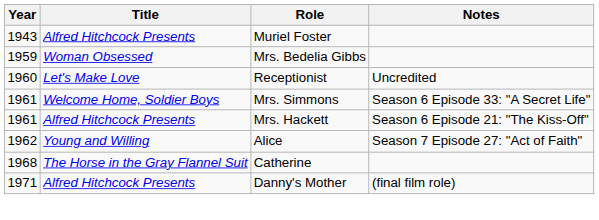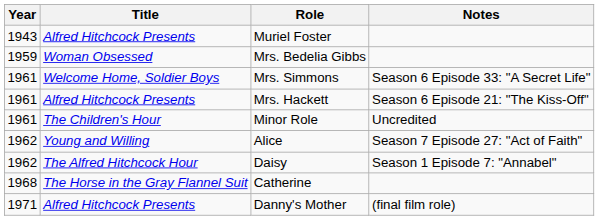- row: (290, 78)
+ row: (286, 120)
+ row: (270, 162)
